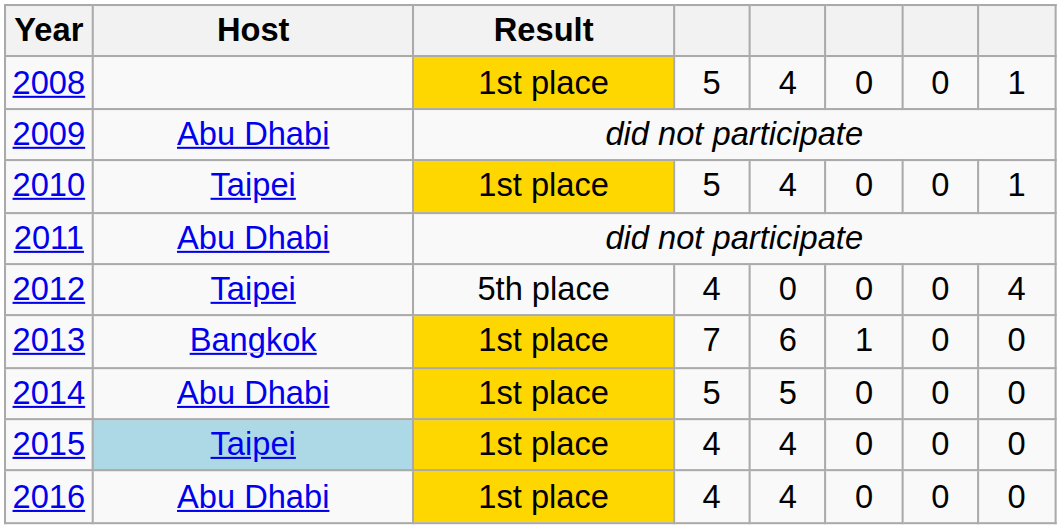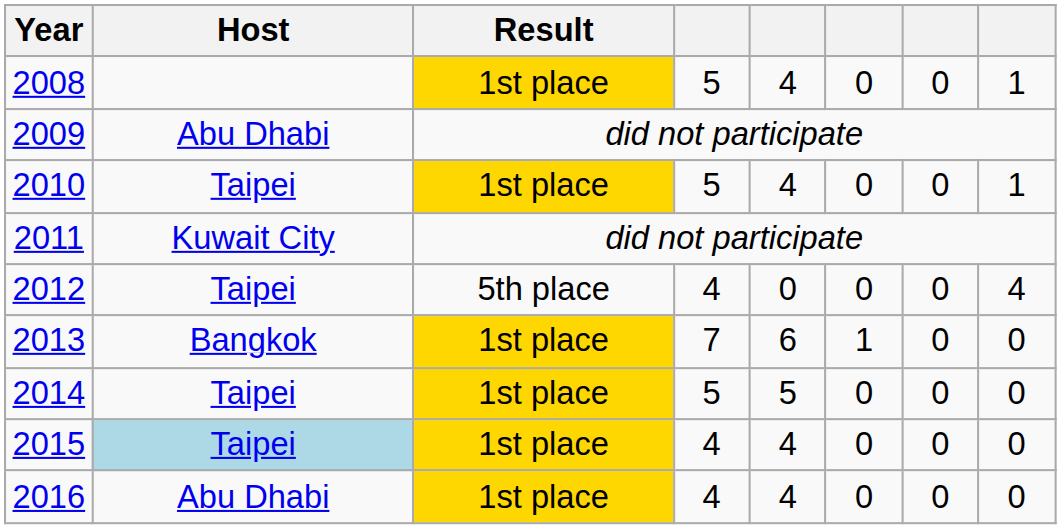(253, 237) Abu Dhabi -> (253, 237) Kuwait City
(253, 392) Abu Dhabi -> (253, 392) Taipei
